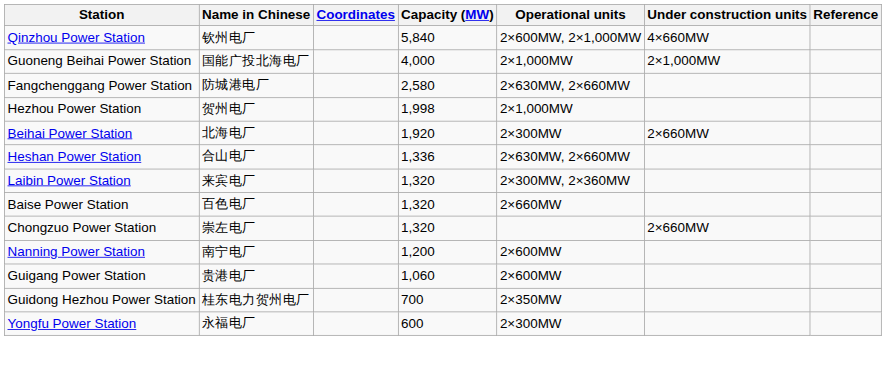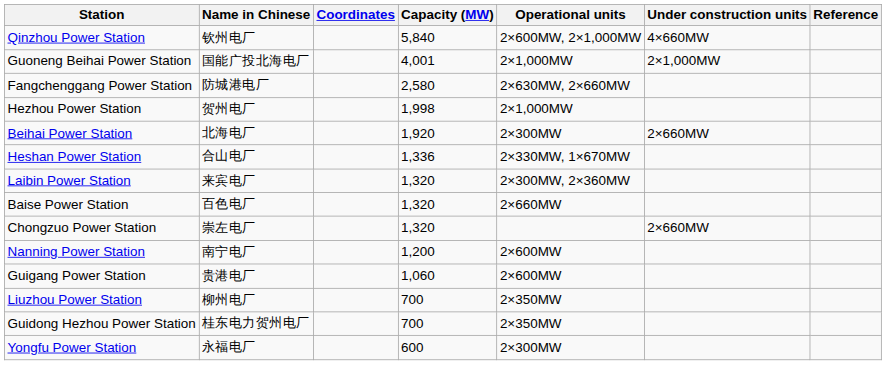(418, 61) 4,000 -> (418, 61) 4,001
(565, 156) 2×630MW, 2×660MW -> (565, 156) 2×330MW, 1×670MW
+ row: (75, 299)
